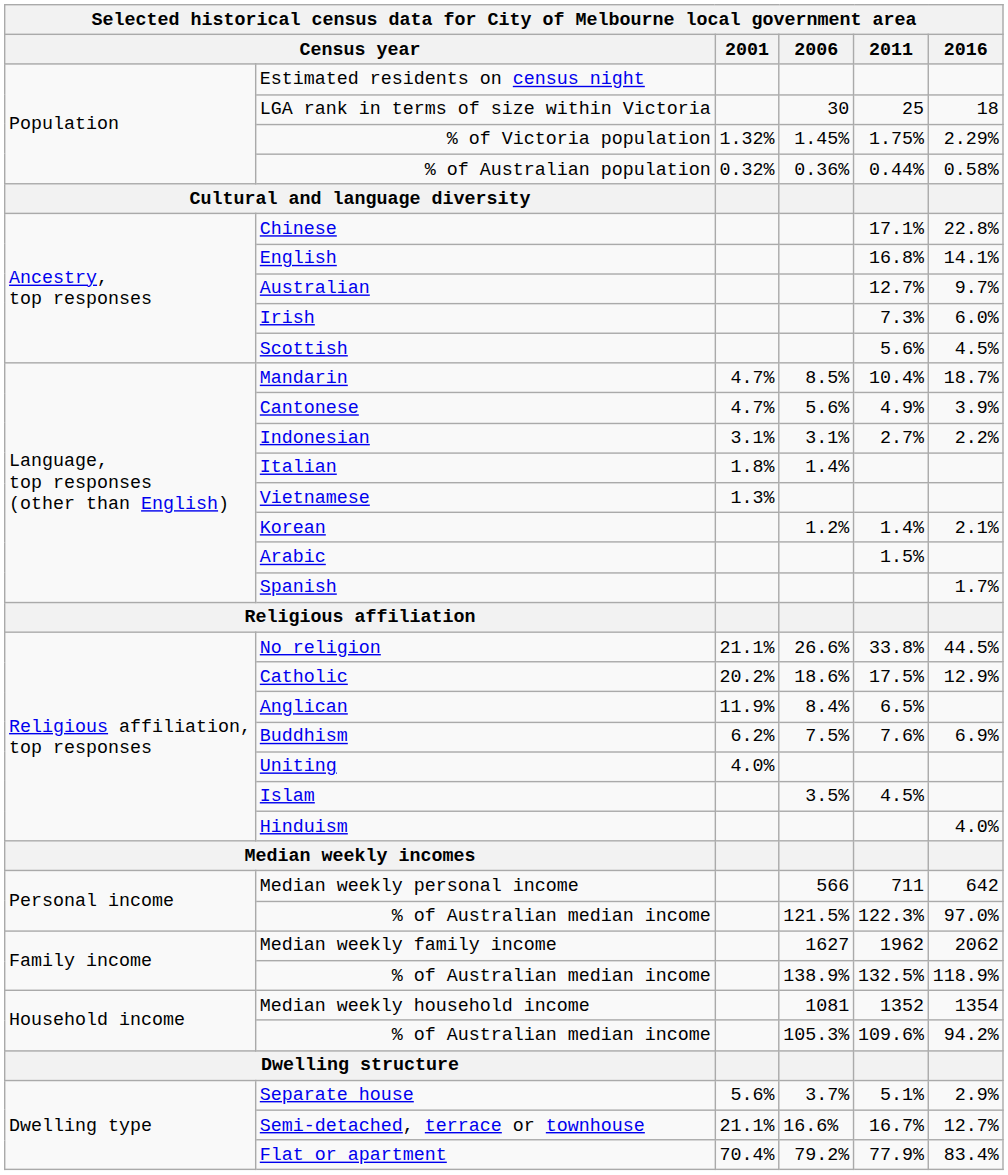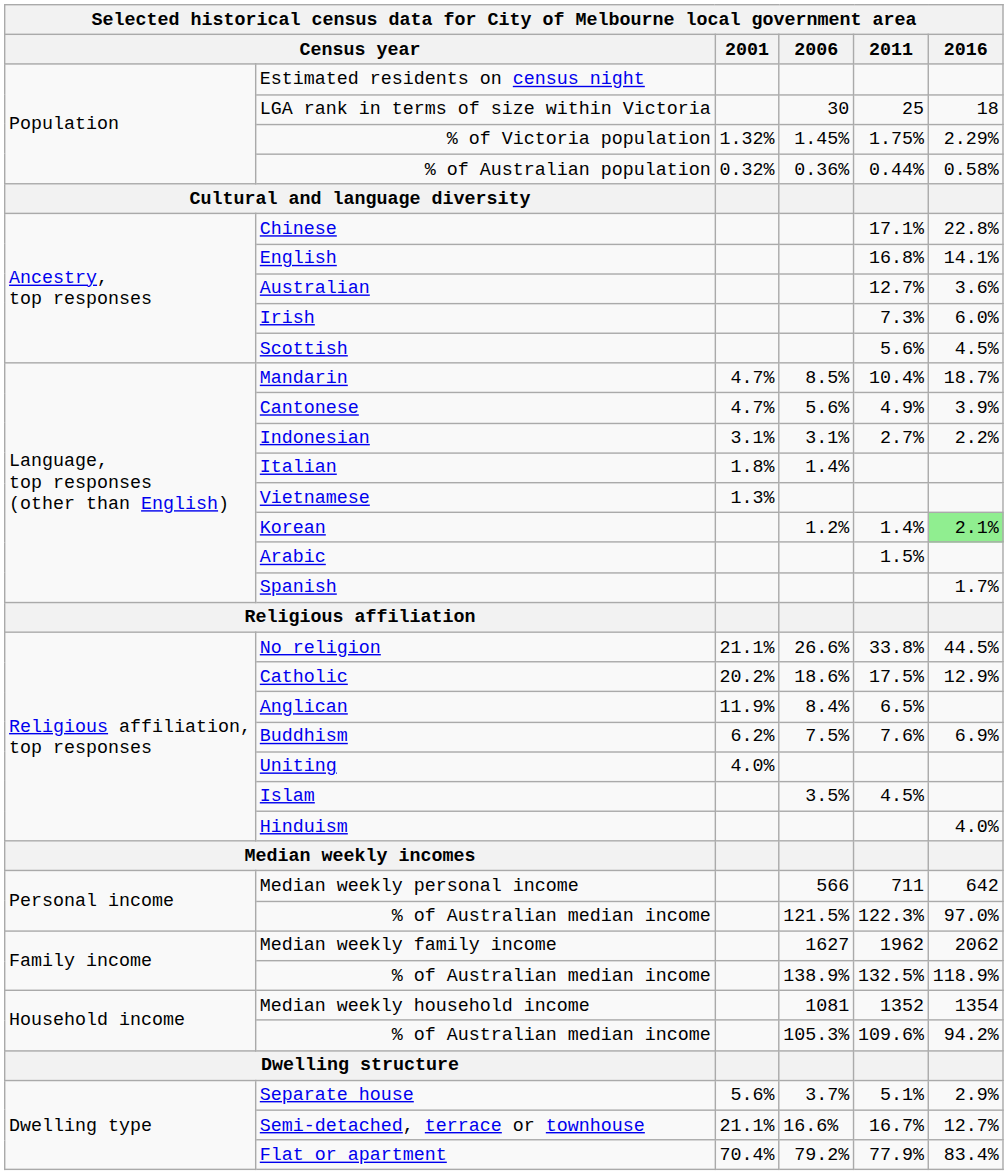(971, 289) 9.7% -> (971, 289) 3.6%
(971, 528) no background -> (971, 528) lightgreen background
